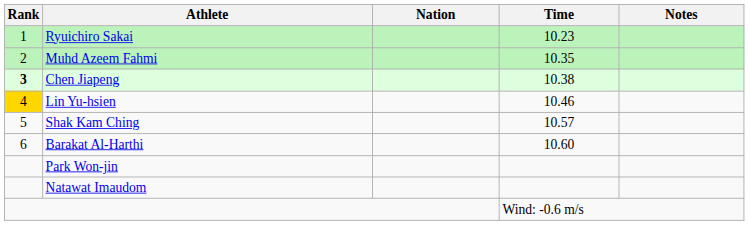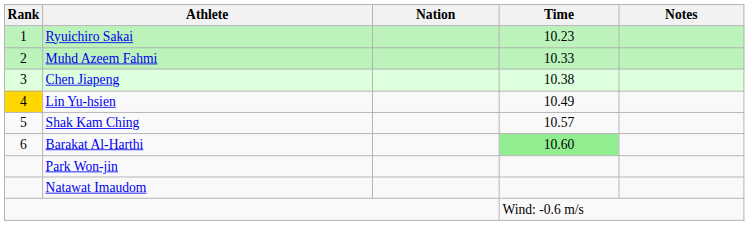(559, 58) 10.35 -> (559, 58) 10.33
(23, 79) bold -> (23, 79) normal
(559, 101) 10.46 -> (559, 101) 10.49
(559, 144) no background -> (559, 144) lightgreen background
